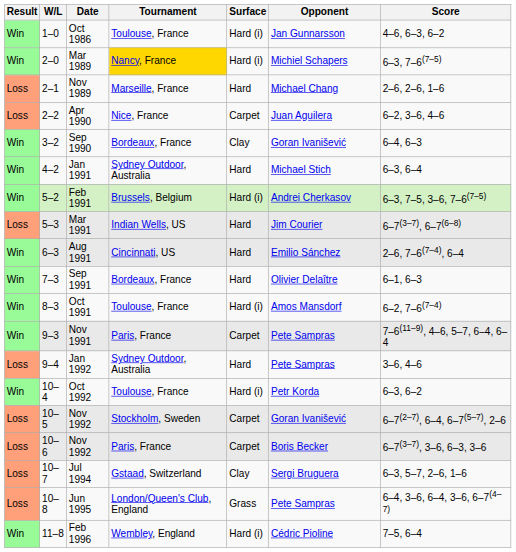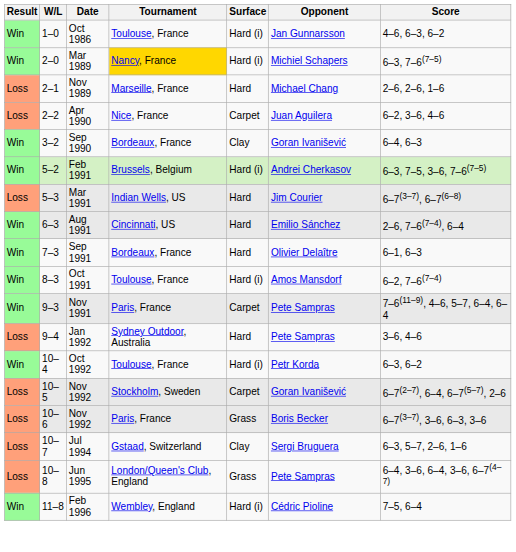- row: (51, 170)
(244, 446) Carpet -> (243, 419) Grass
